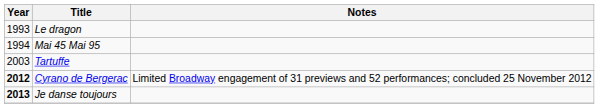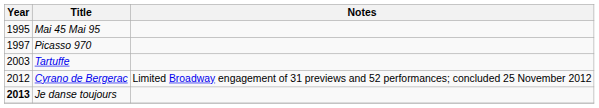- row: (58, 29)
(18, 45) 1994 -> (18, 29) 1995
+ row: (63, 45)
(18, 78) bold -> (18, 78) normal
